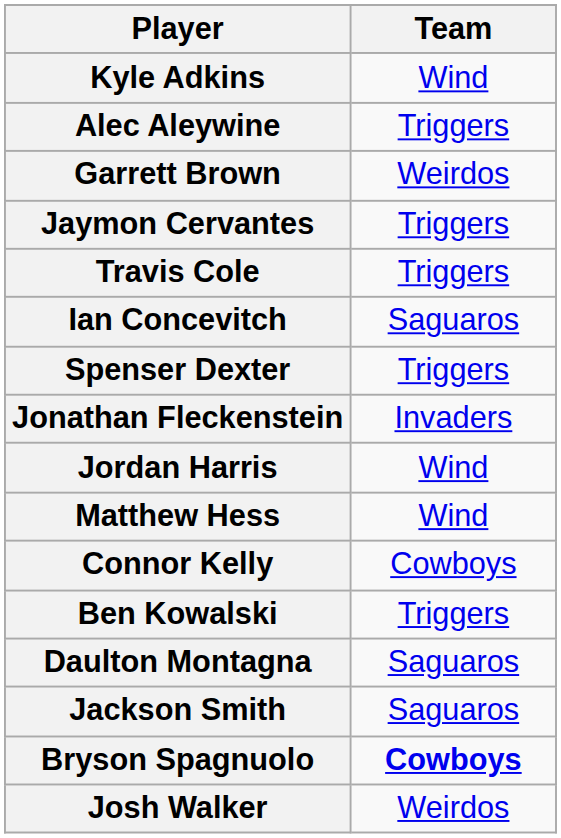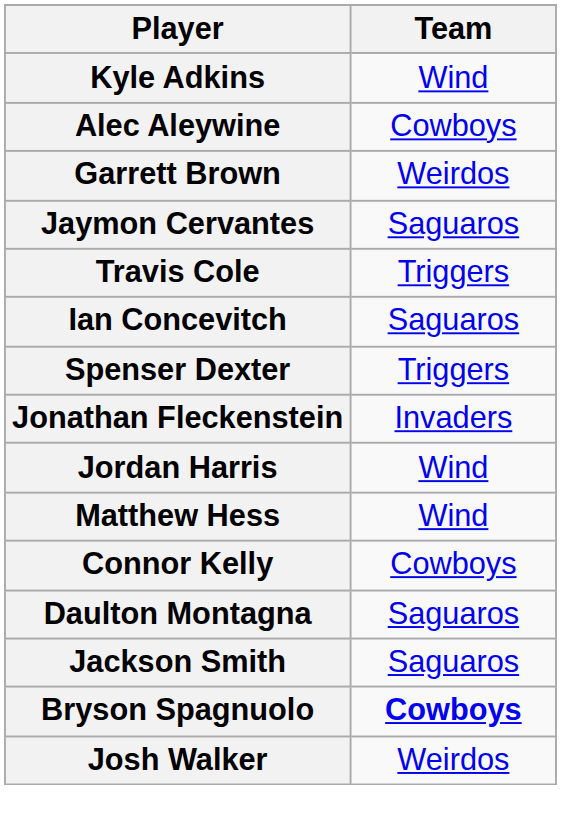(453, 126) Triggers -> (453, 126) Cowboys
(453, 223) Triggers -> (453, 223) Saguaros
- row: (178, 613)
